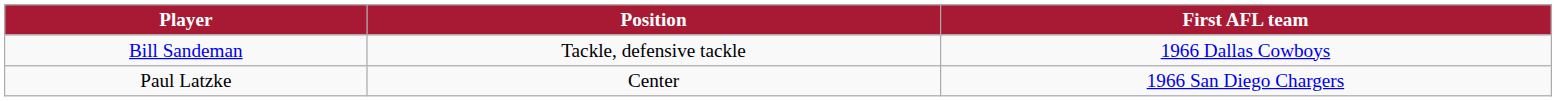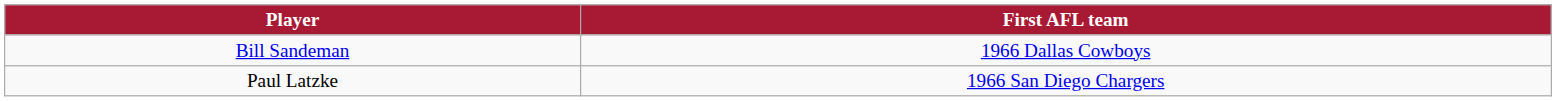- column: (654, 19)
